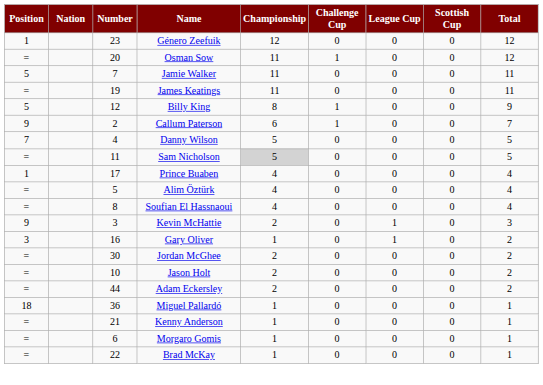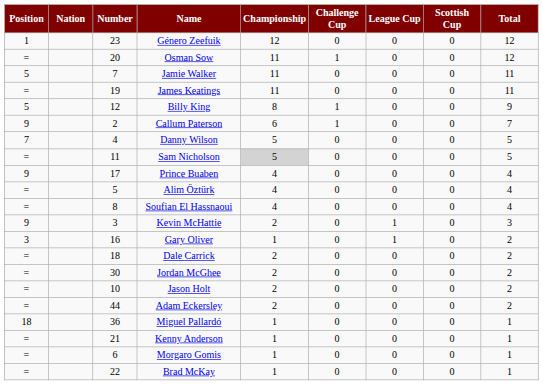(26, 173) 1 -> (26, 173) 9
+ row: (189, 256)
